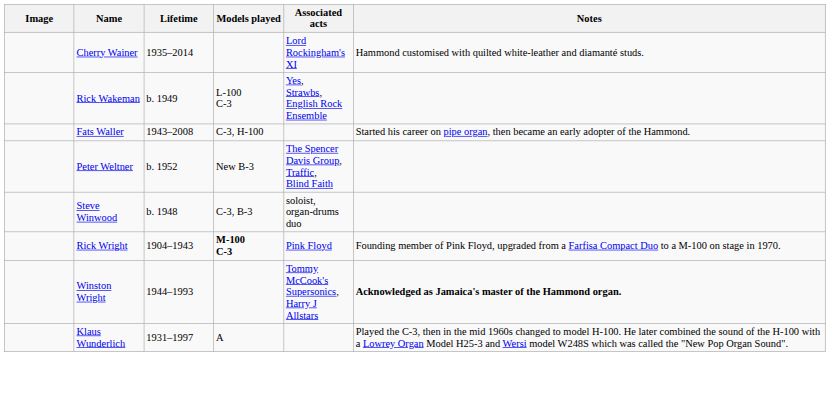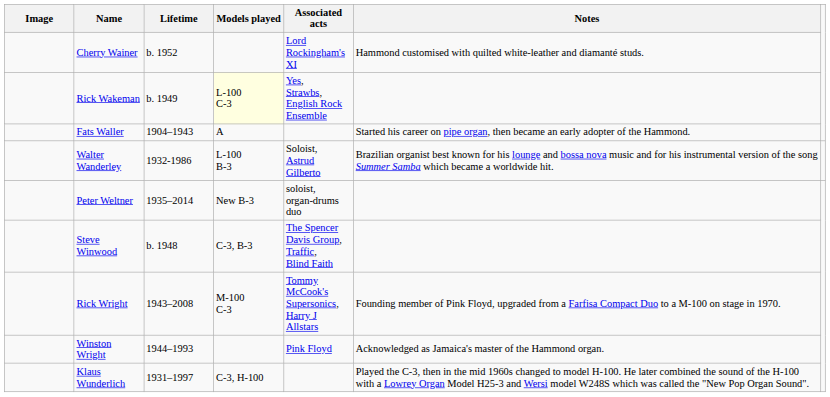(170, 52) 1935–2014 -> (162, 52) b. 1952
(229, 98) no background -> (229, 98) lightyellow background
(170, 132) 1943–2008 -> (170, 132) 1904–1943
(240, 132) C-3, H-100 -> (220, 132) A
+ row: (99, 160)
(162, 166) b. 1952 -> (170, 200) 1935–2014
(314, 166) The Spencer Davis Group, Traffic, Blind Faith -> (312, 200) soloist, organ-drums duo
(312, 212) soloist, organ-drums duo -> (314, 246) The Spencer Davis Group, Traffic, Blind Faith
(170, 246) 1904–1943 -> (170, 303) 1943–2008
(231, 246) bold -> (230, 303) normal
(309, 246) Pink Floyd -> (312, 303) Tommy McCook's Supersonics, Harry J Allstars
(312, 292) Tommy McCook's Supersonics, Harry J Allstars -> (309, 349) Pink Floyd
(488, 292) bold -> (480, 349) normal
(220, 337) A -> (240, 377) C-3, H-100
